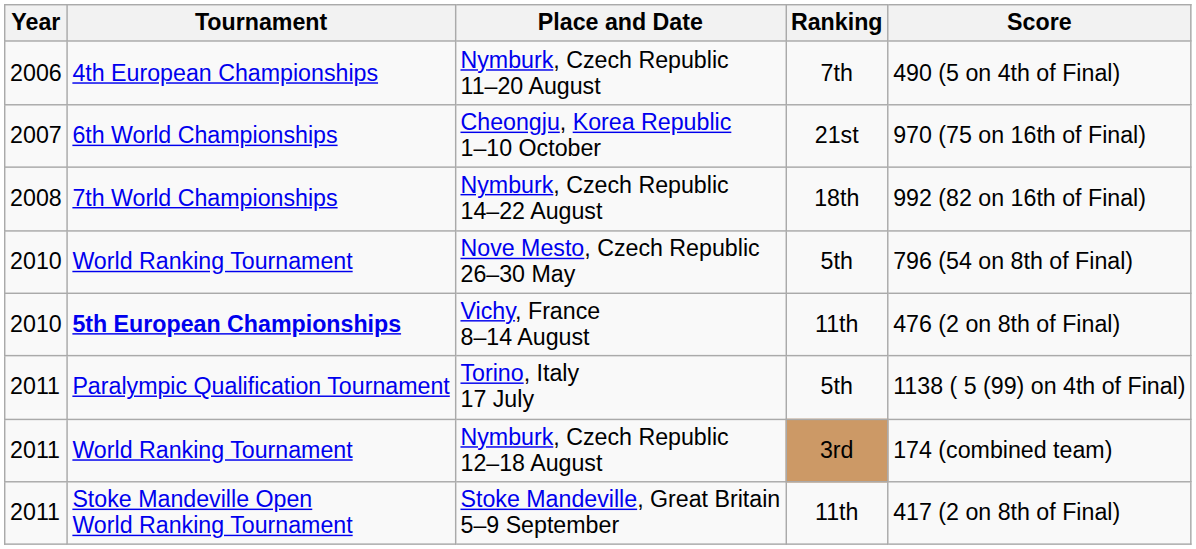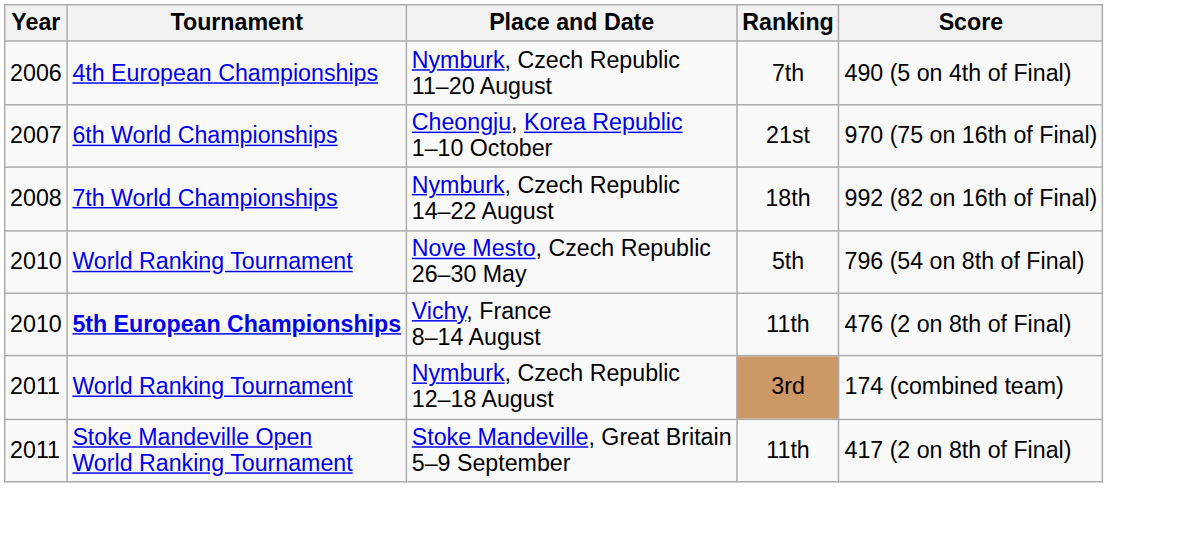- row: (520, 387)
